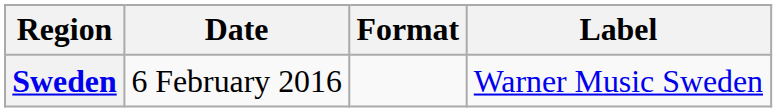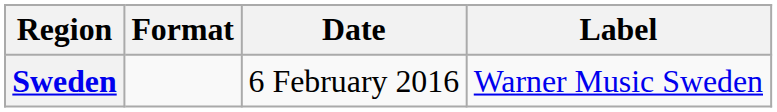columns swapped: (237, 29) <-> (408, 29)
